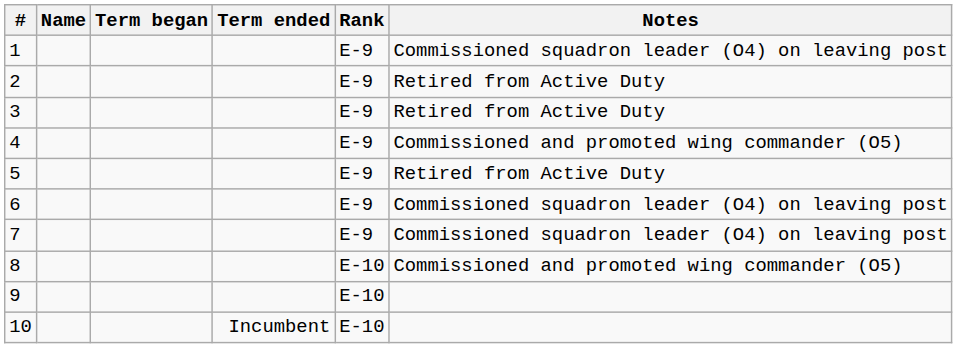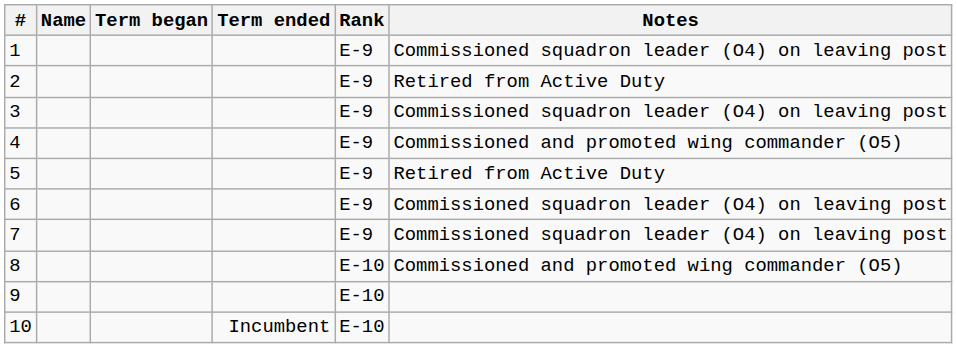(529, 112) Retired from Active Duty -> (671, 112) Commissioned squadron leader (O4) on leaving post
